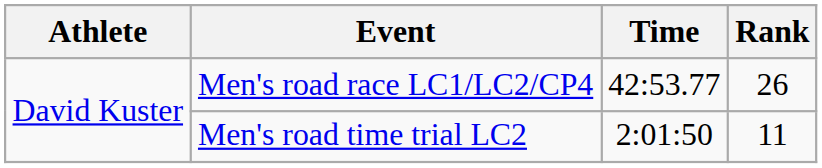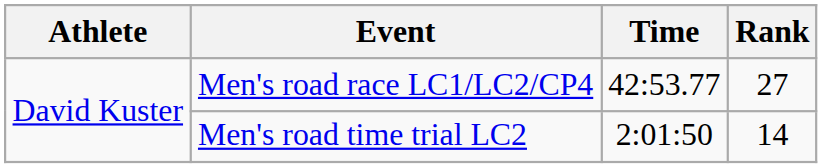(772, 83) 26 -> (772, 83) 27
(772, 136) 11 -> (772, 136) 14
